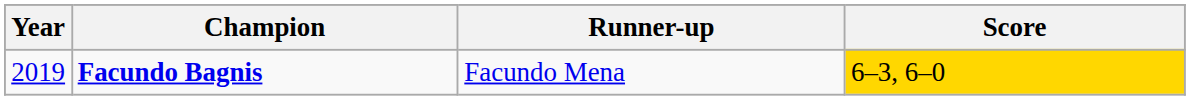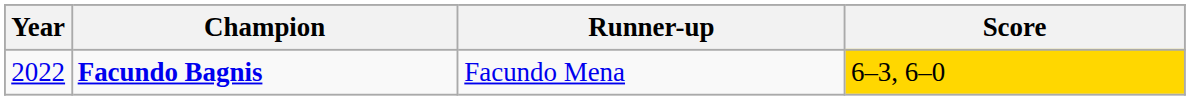(38, 71) 2019 -> (38, 71) 2022
